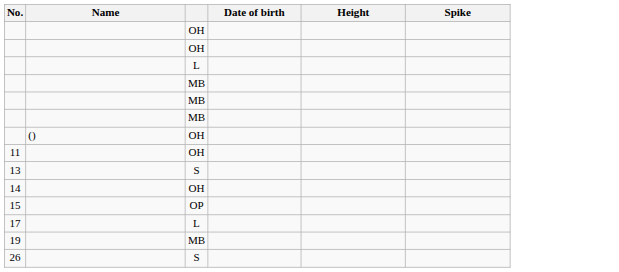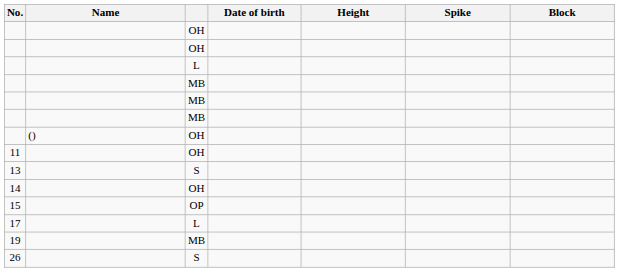+ column: (562, 13)
